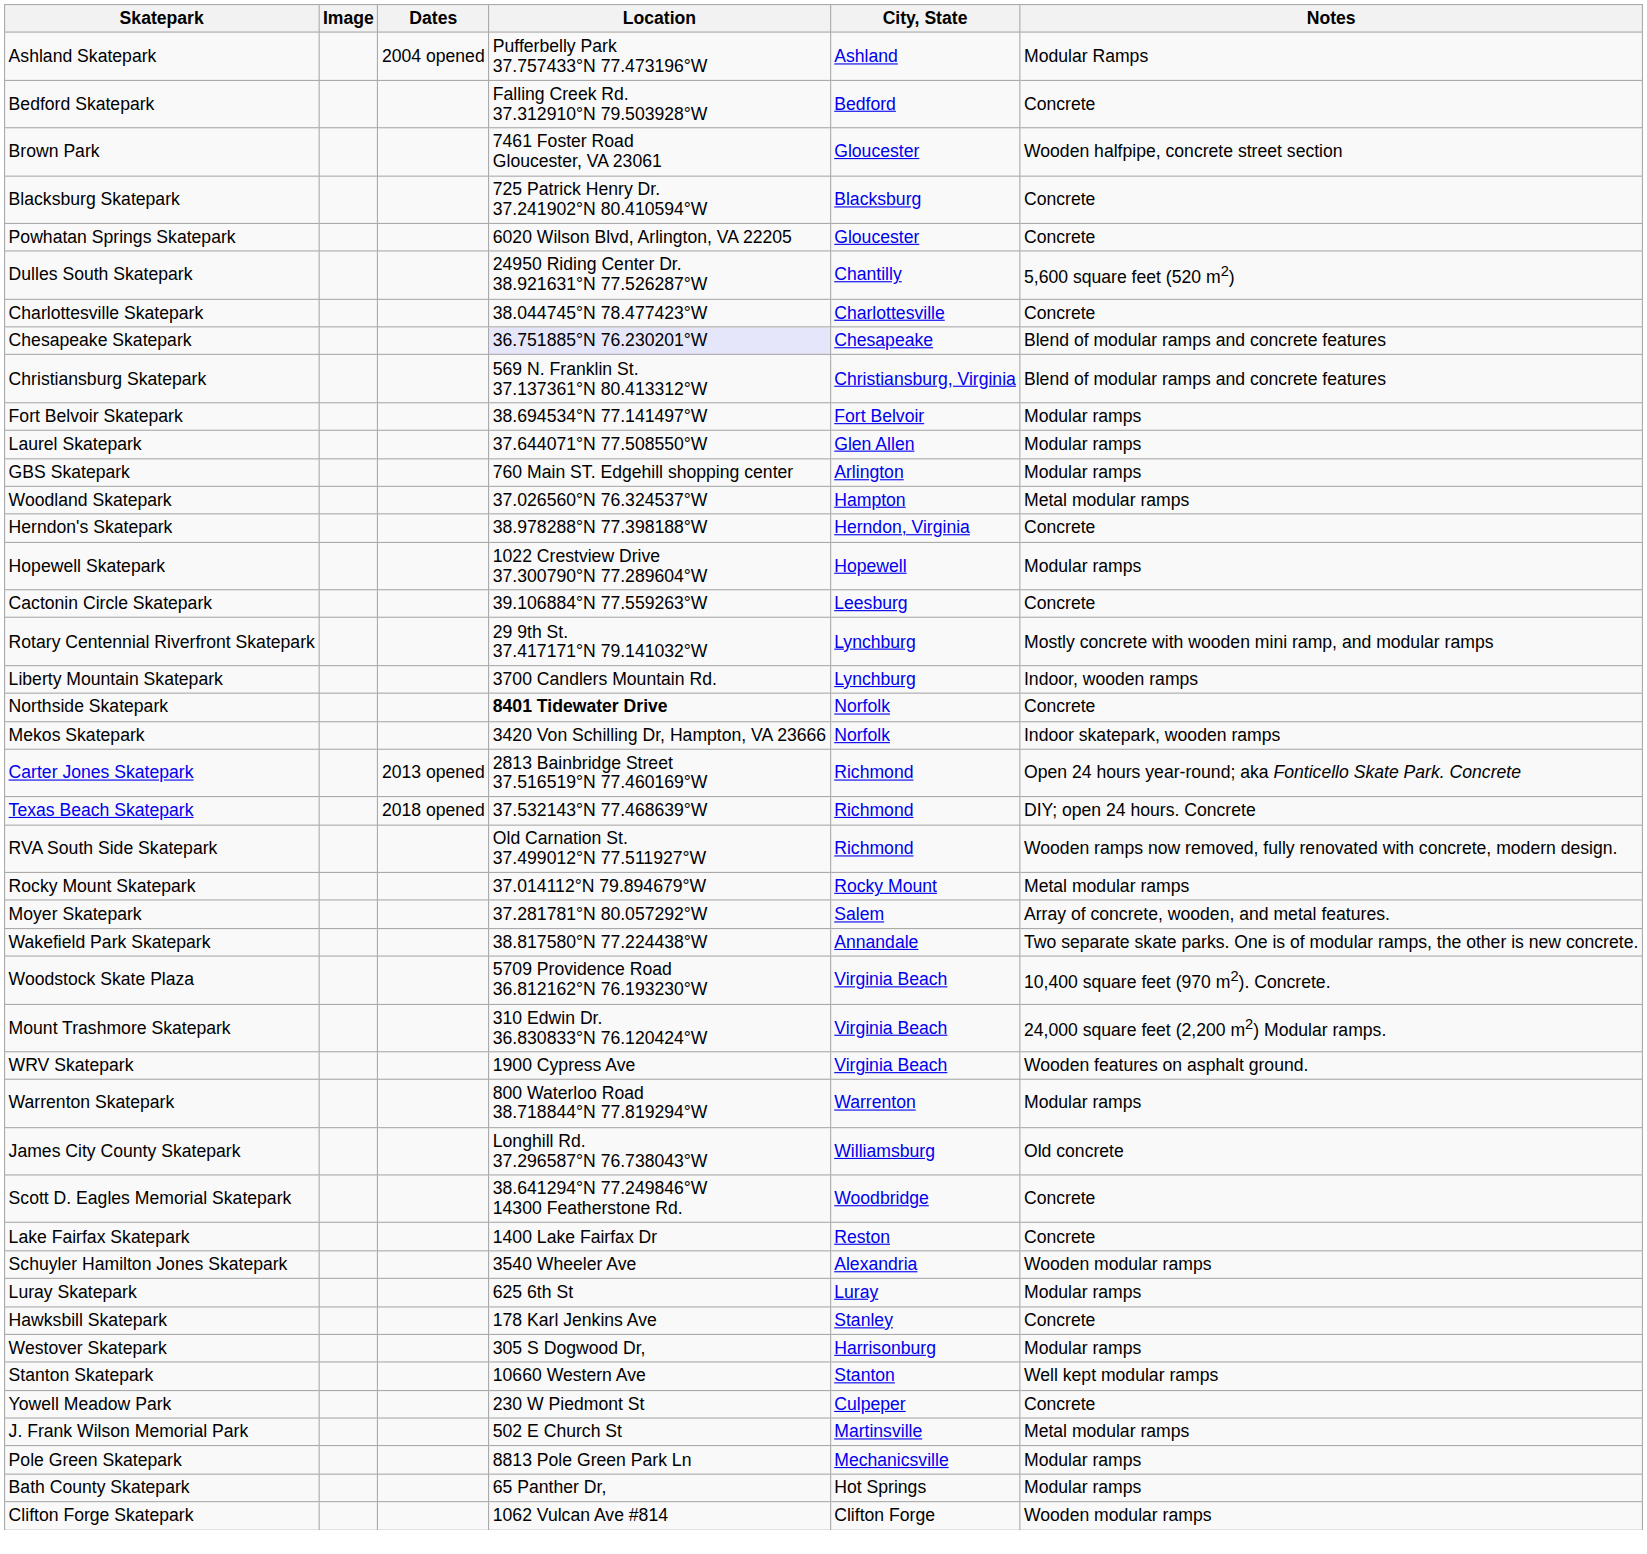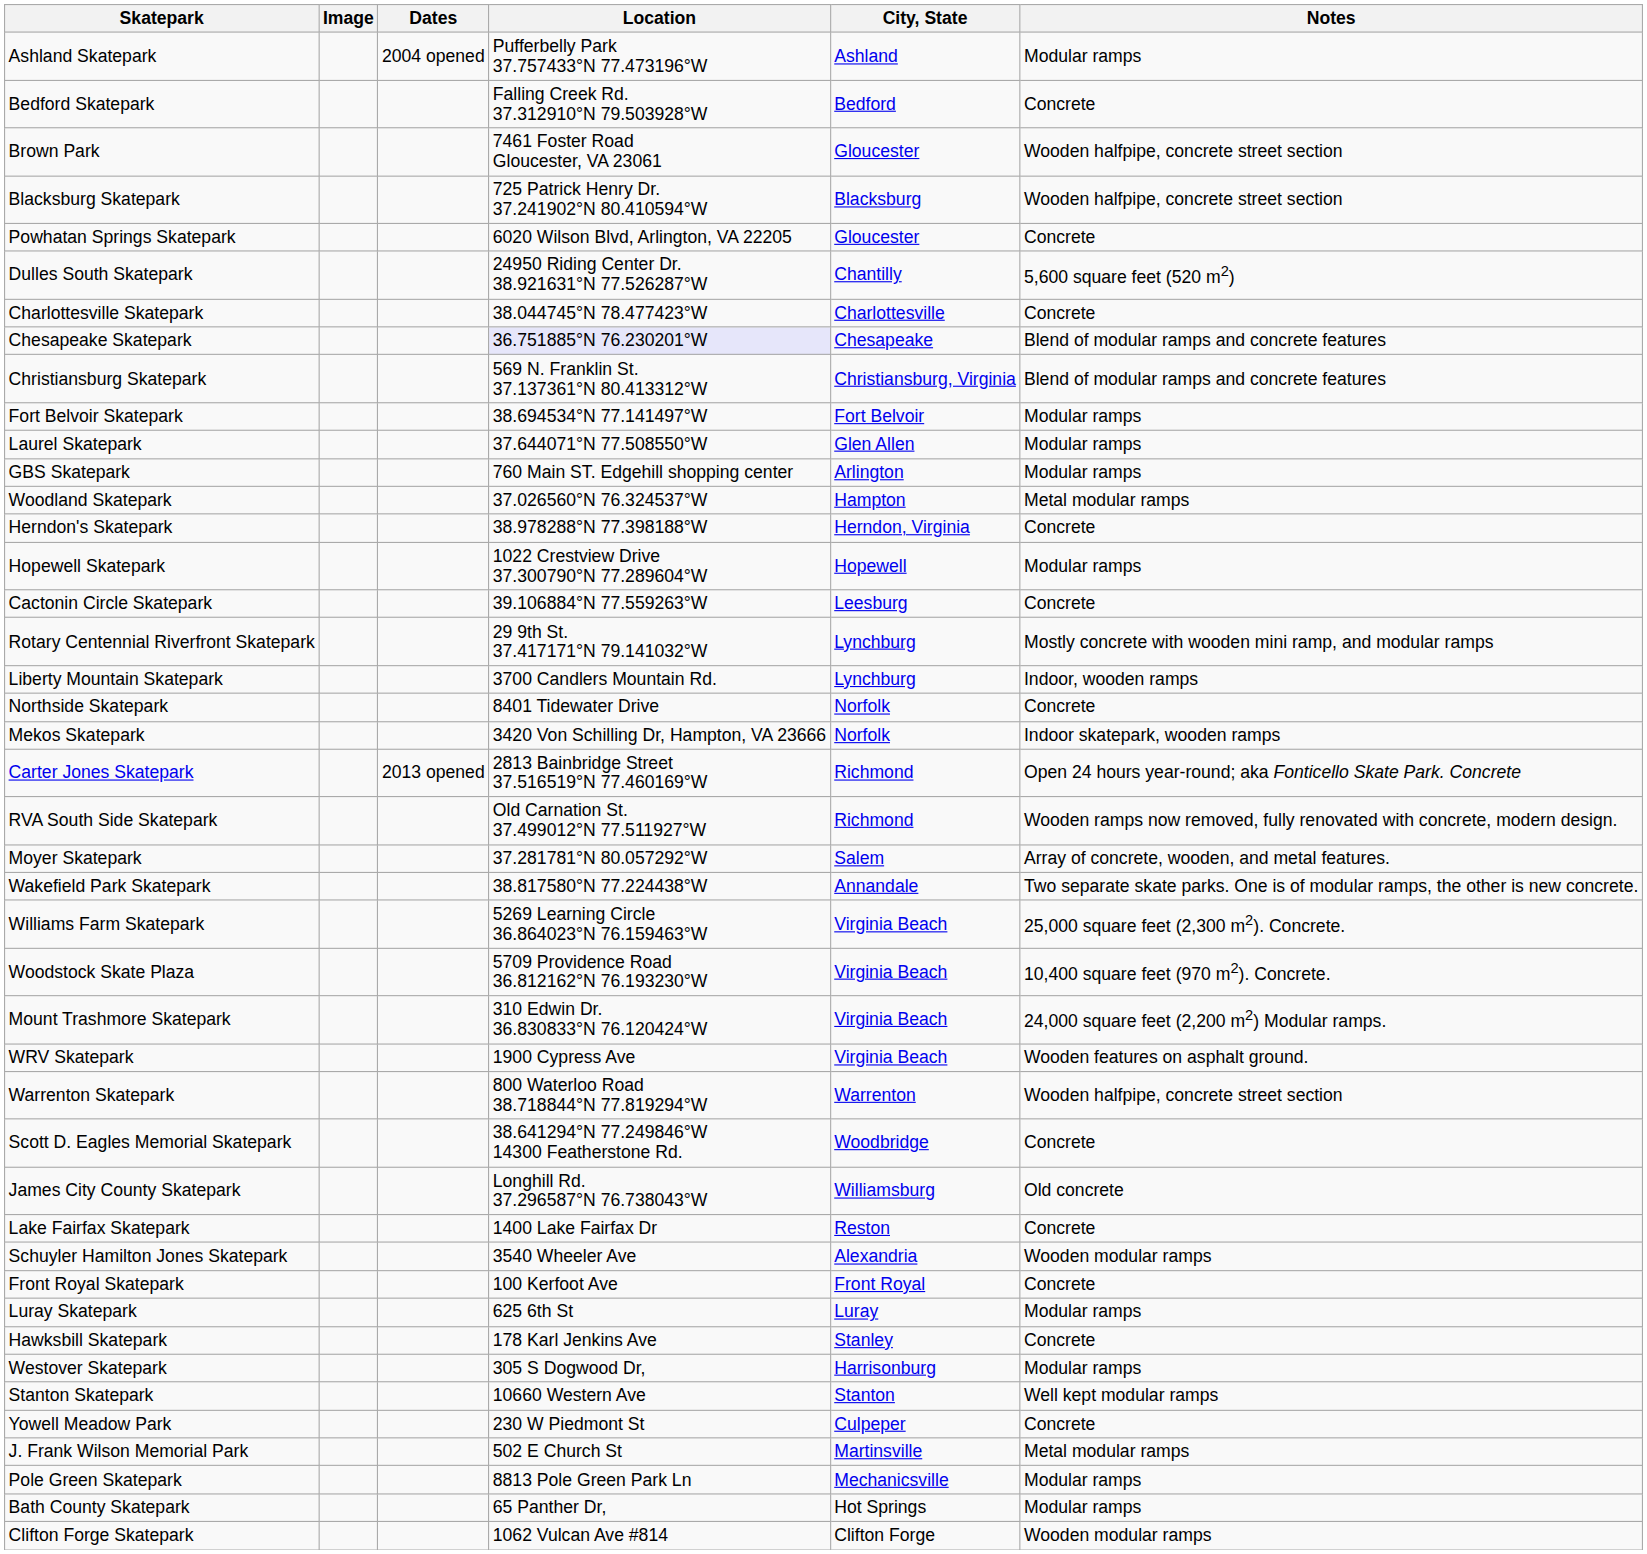(1086, 56) Modular Ramps -> (1083, 56) Modular ramps
(1060, 199) Concrete -> (1183, 199) Wooden halfpipe, concrete street section
(580, 707) bold -> (576, 707) normal
- row: (101, 810)
- row: (102, 886)
+ row: (106, 924)
(1083, 1103) Modular ramps -> (1183, 1095) Wooden halfpipe, concrete street section
rows swapped: (125, 1151) <-> (150, 1198)
+ row: (96, 1284)
